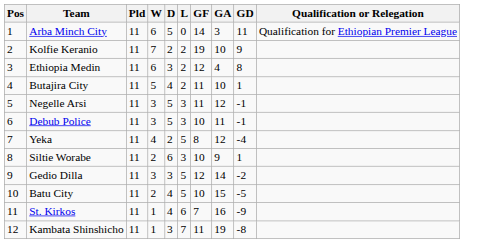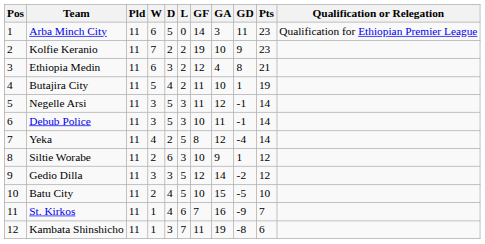+ column: (266, 13)
